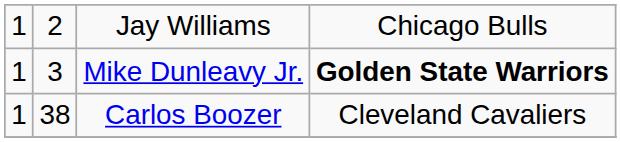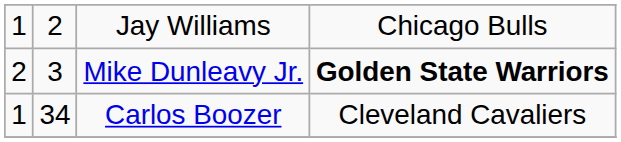(19, 70) 1 -> (19, 70) 2
(55, 114) 38 -> (55, 114) 34
